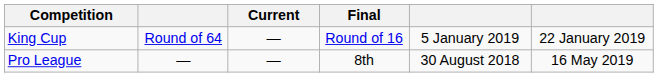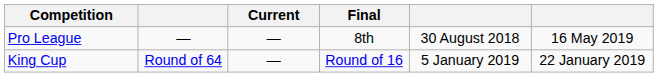rows swapped: (45, 60) <-> (37, 38)
